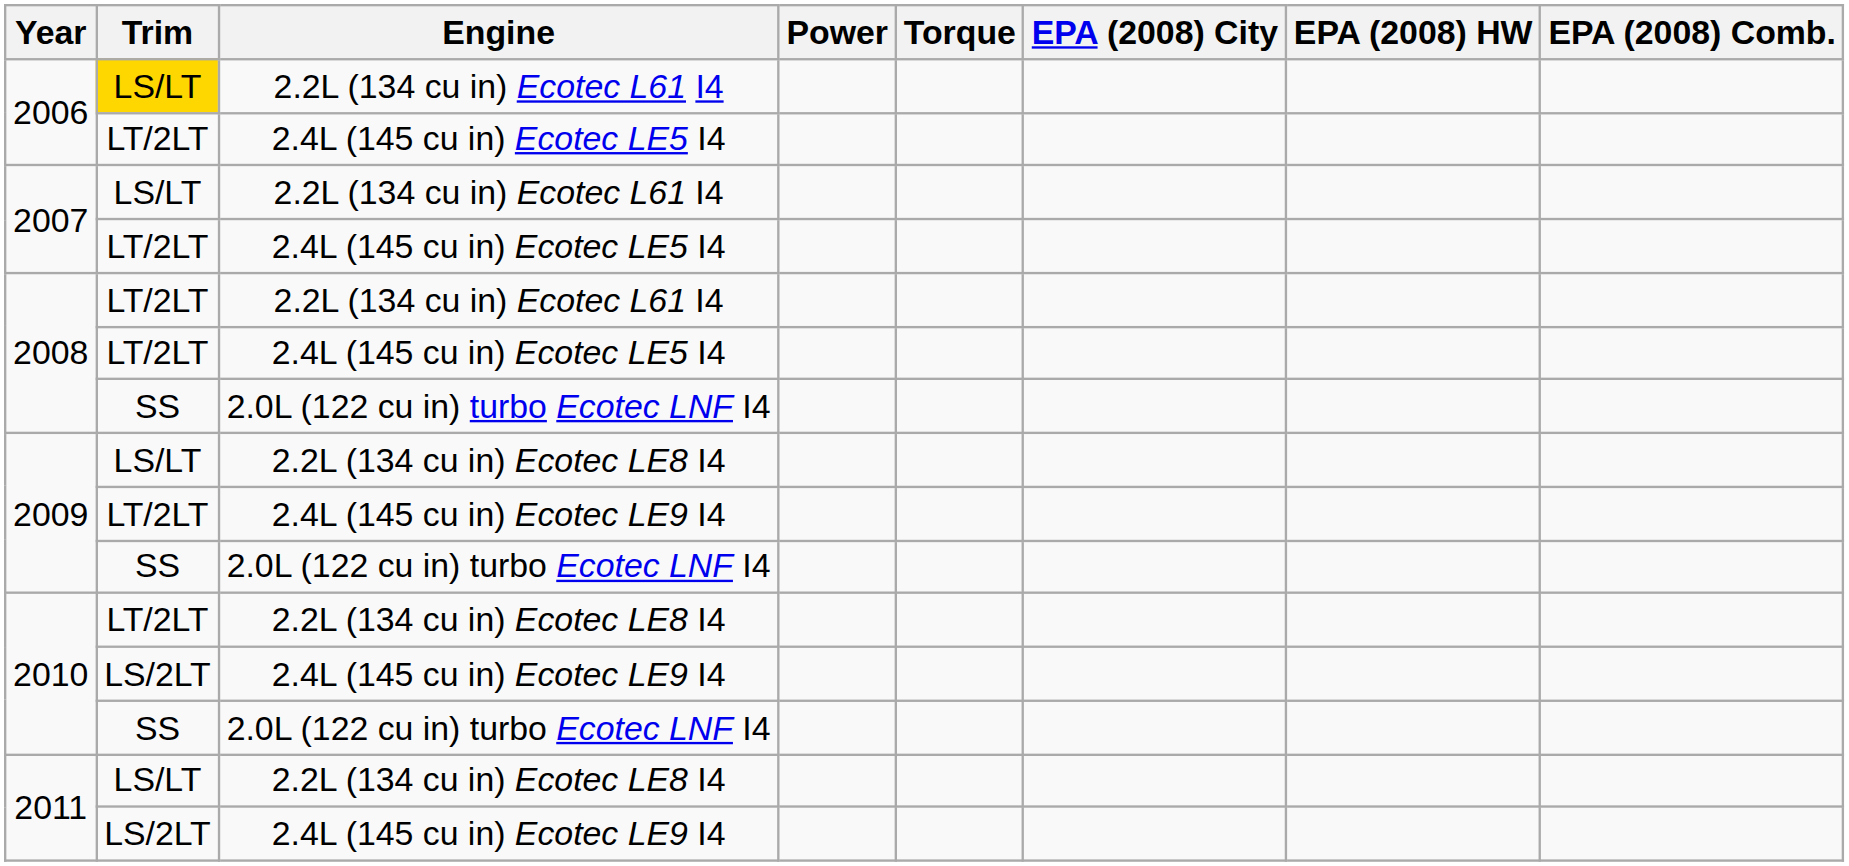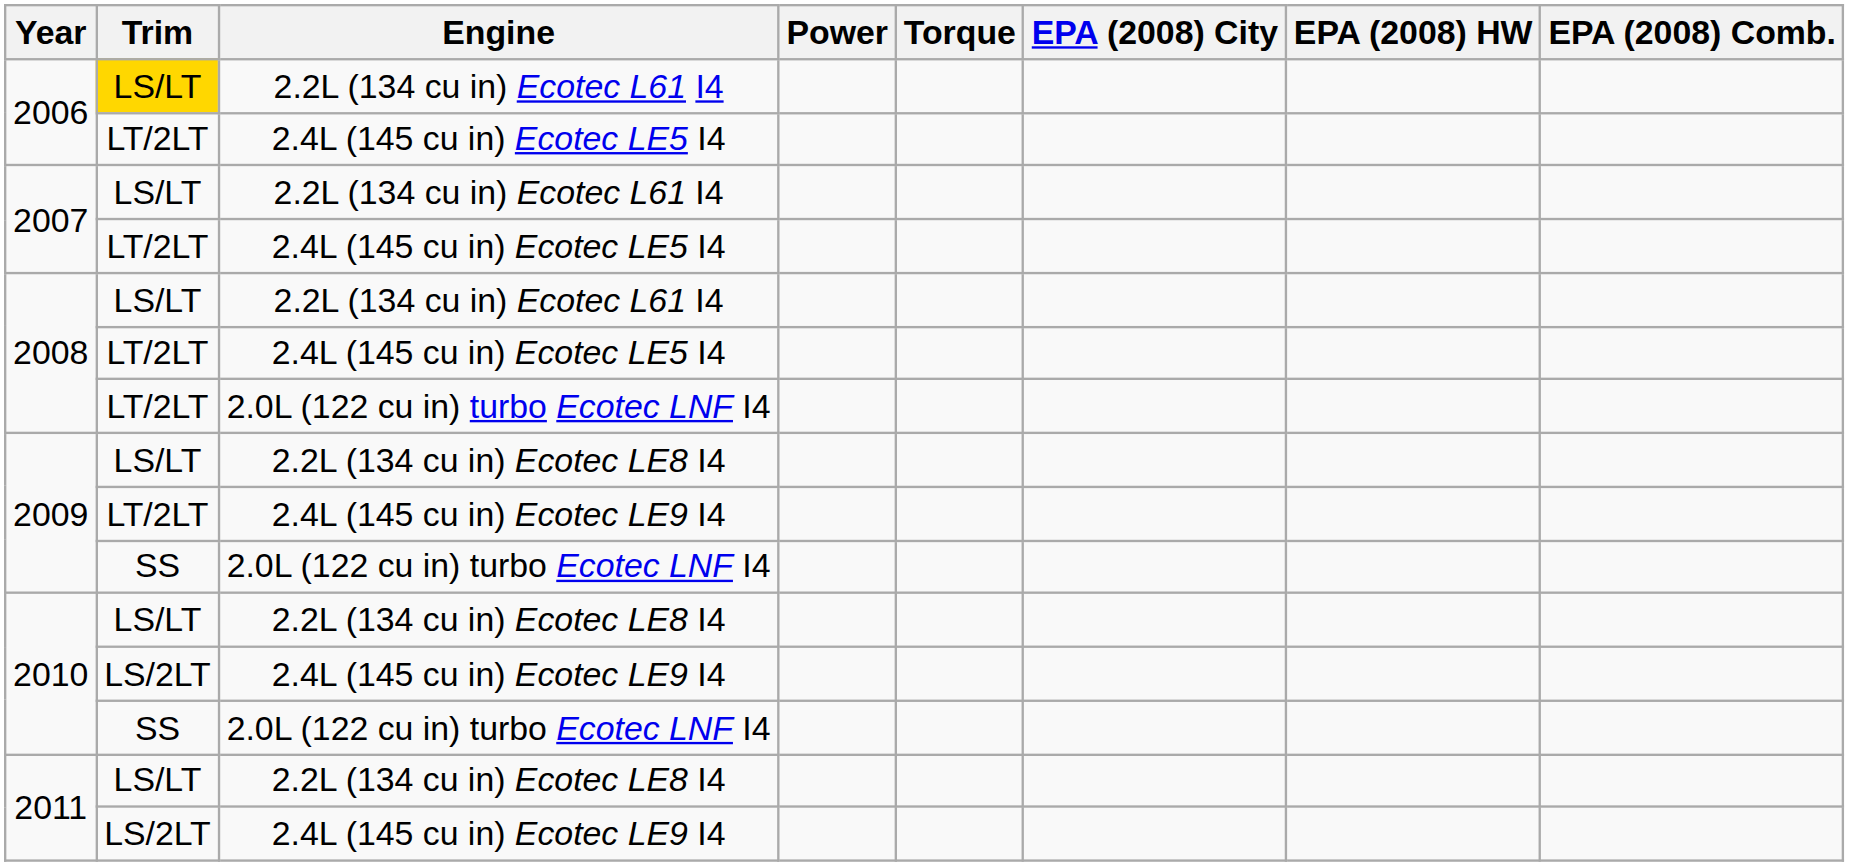(157, 300) LT/2LT -> (157, 300) LS/LT
(157, 407) SS -> (157, 407) LT/2LT
(157, 620) LT/2LT -> (157, 620) LS/LT
